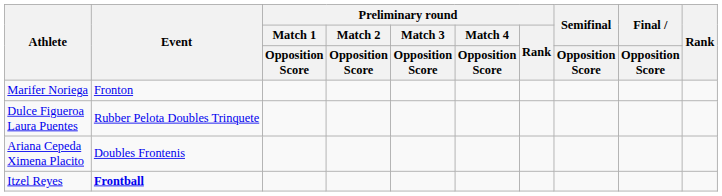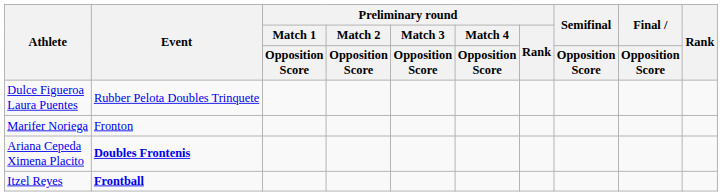rows swapped: (48, 90) <-> (46, 118)
(139, 153) normal -> (142, 153) bold
